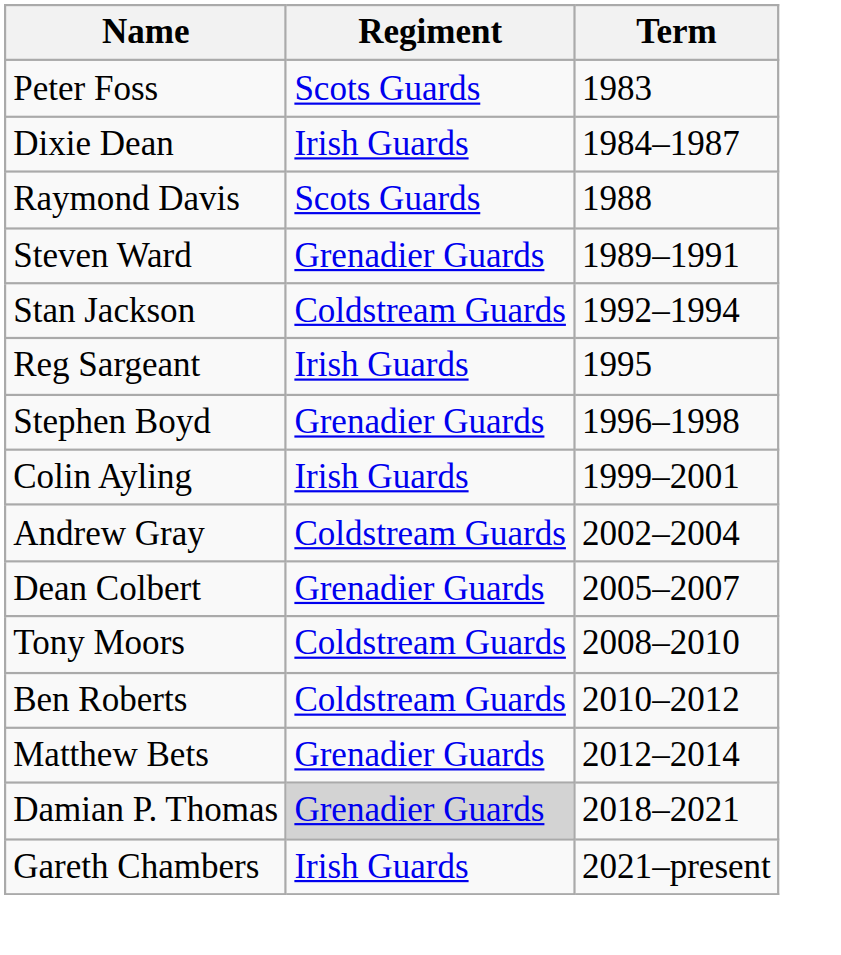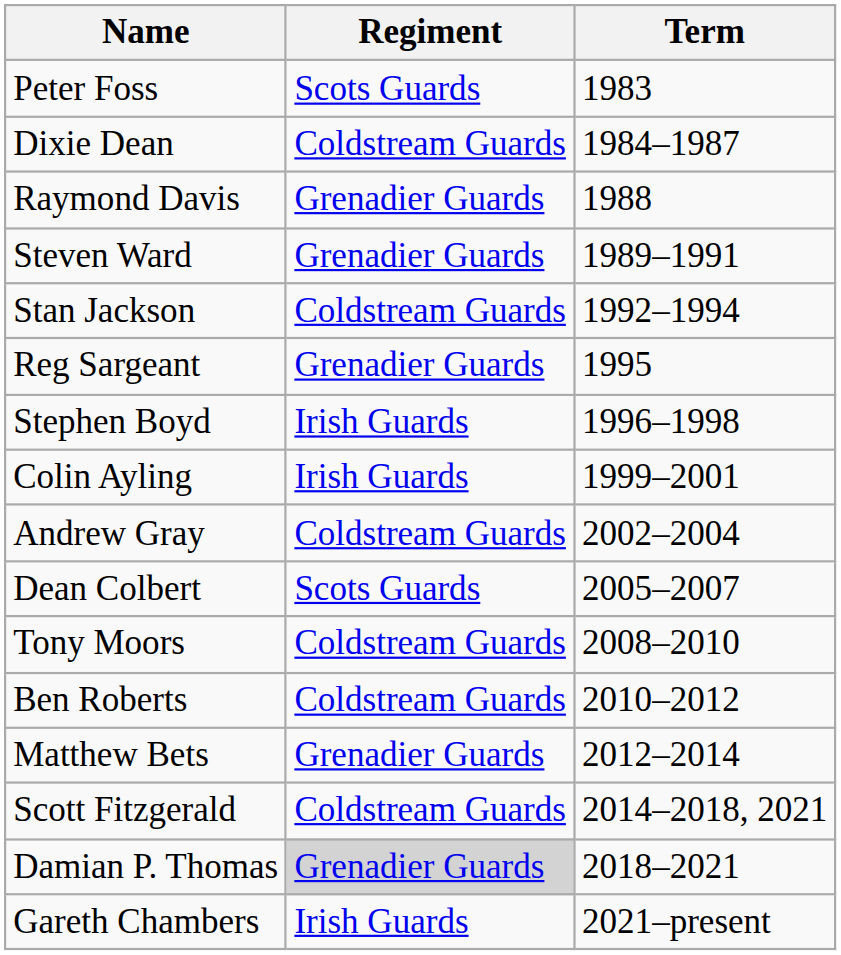(381, 143) Irish Guards -> (430, 143) Coldstream Guards
(387, 198) Scots Guards -> (419, 198) Grenadier Guards
(381, 365) Irish Guards -> (419, 365) Grenadier Guards
(419, 421) Grenadier Guards -> (381, 421) Irish Guards
(419, 587) Grenadier Guards -> (387, 587) Scots Guards
+ row: (125, 810)
